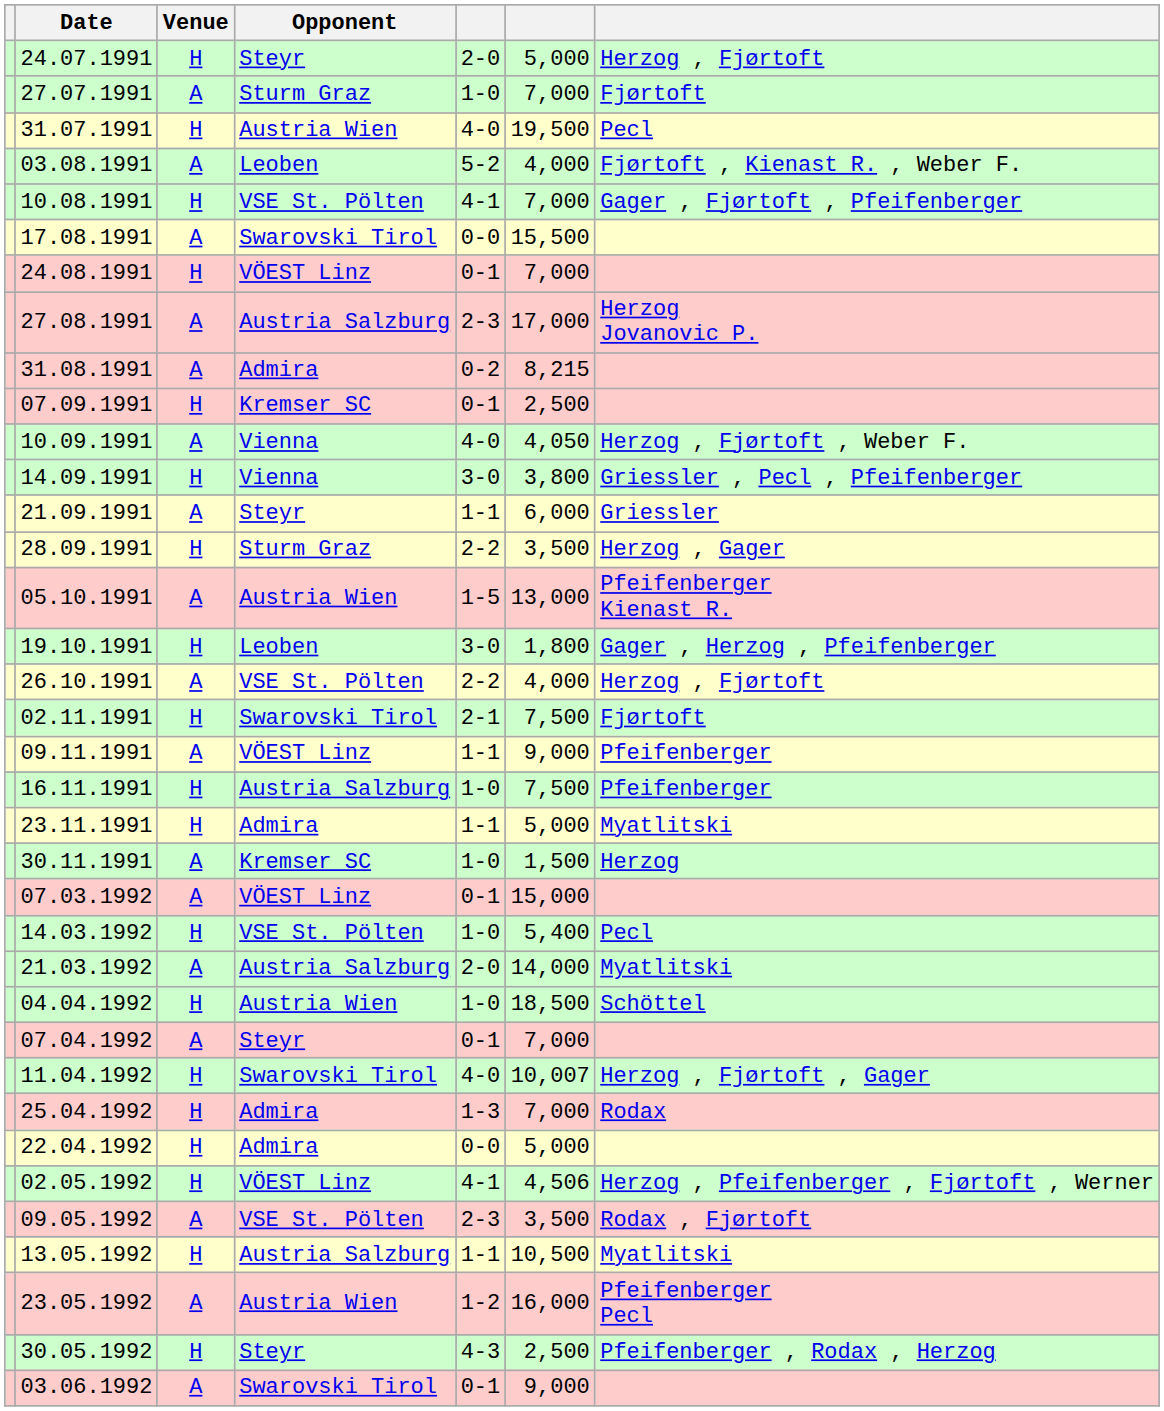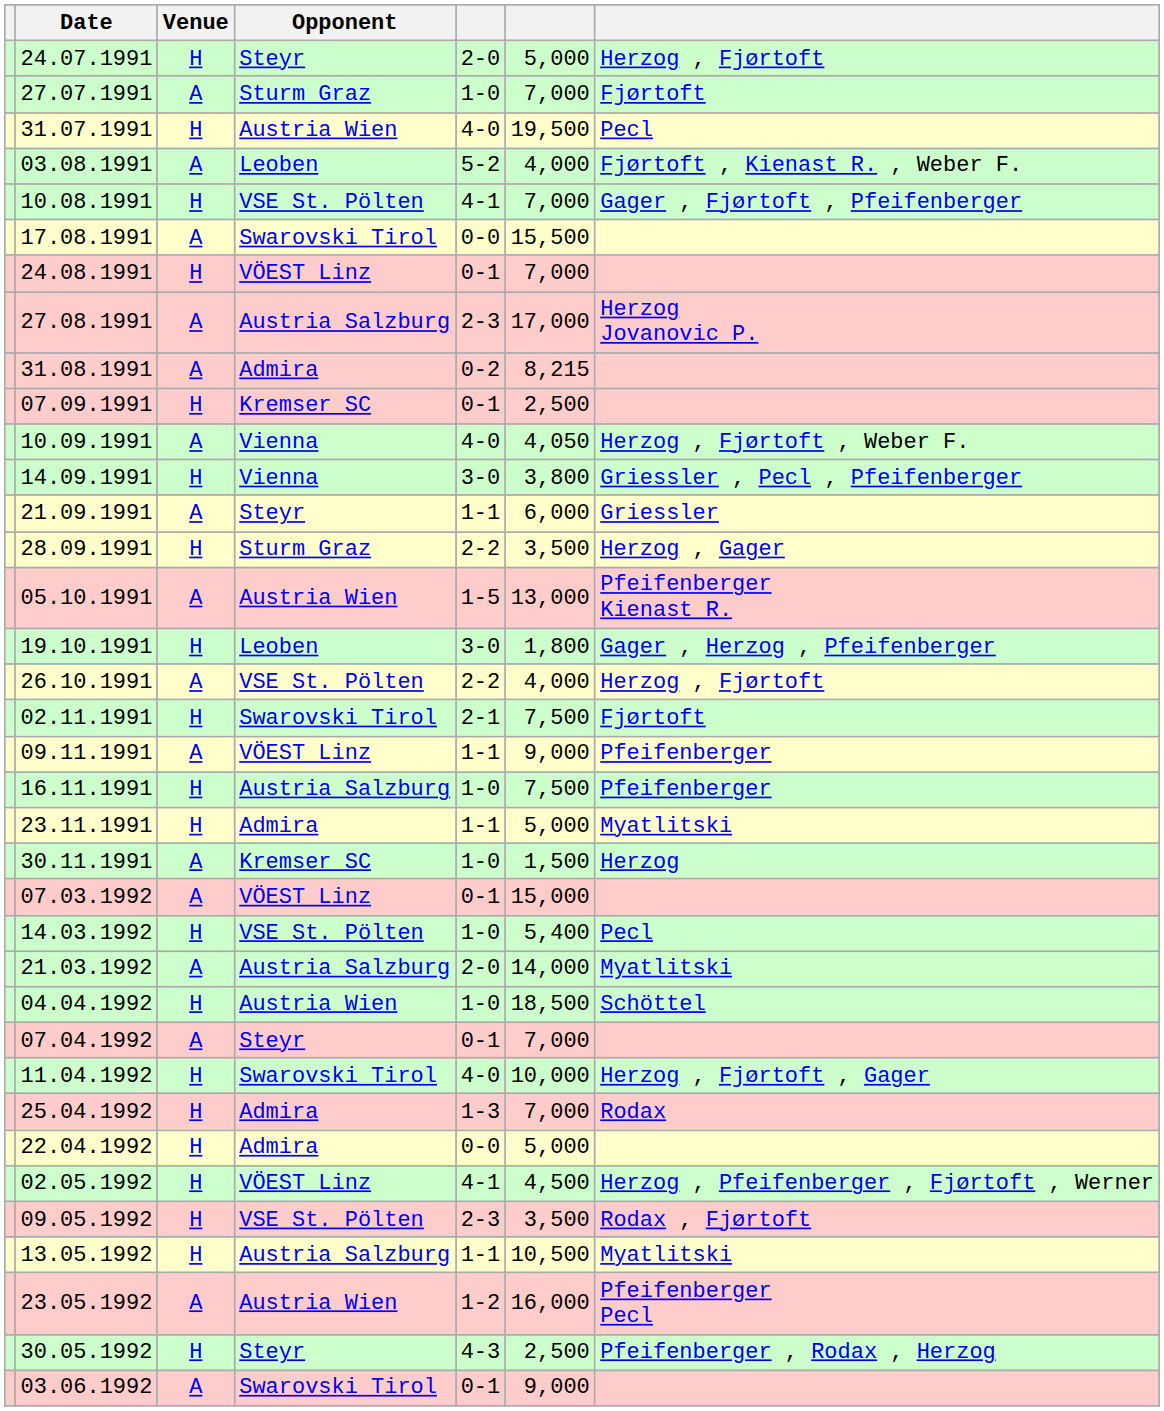(550, 1076) 10,007 -> (550, 1076) 10,000
(557, 1183) 4,506 -> (557, 1183) 4,500
(196, 1219) A -> (196, 1219) H
